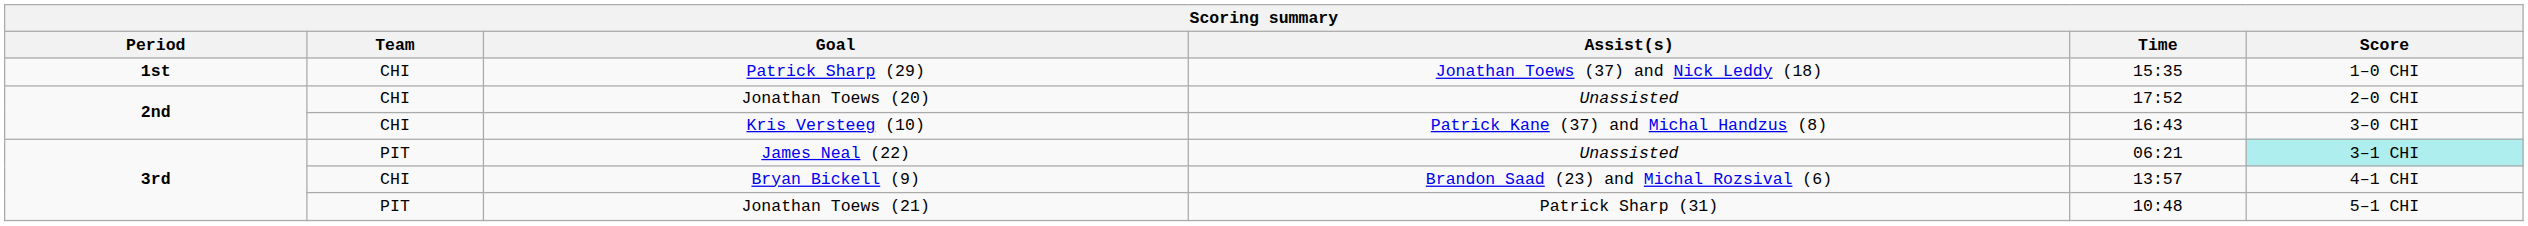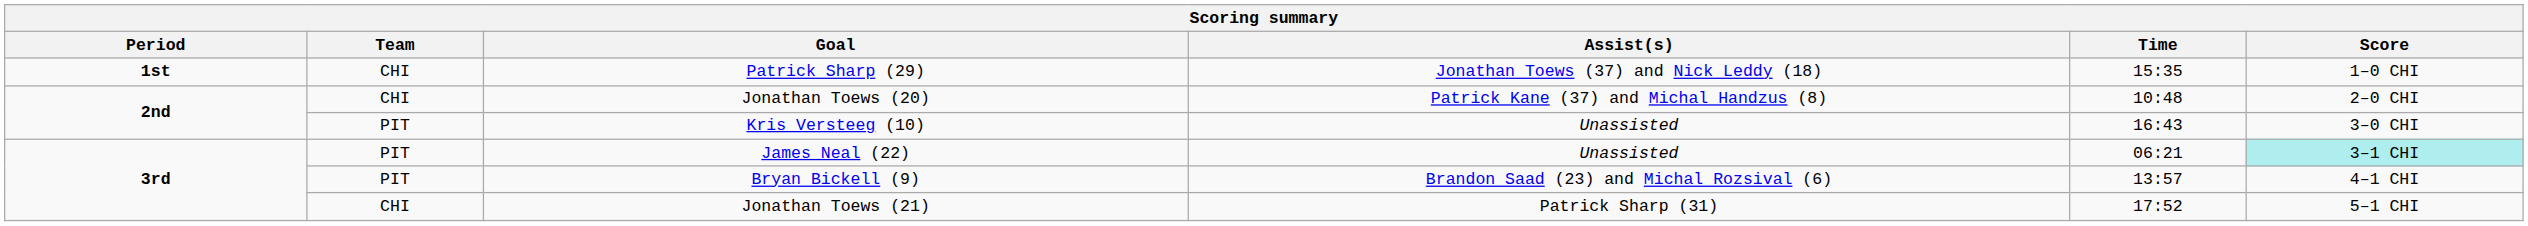(1629, 99) Unassisted -> (1629, 99) Patrick Kane (37) and Michal Handzus (8)
(2158, 99) 17:52 -> (2158, 99) 10:48
(395, 126) CHI -> (395, 126) PIT
(1629, 126) Patrick Kane (37) and Michal Handzus (8) -> (1629, 126) Unassisted
(395, 180) CHI -> (395, 180) PIT
(395, 206) PIT -> (395, 206) CHI
(2158, 206) 10:48 -> (2158, 206) 17:52
